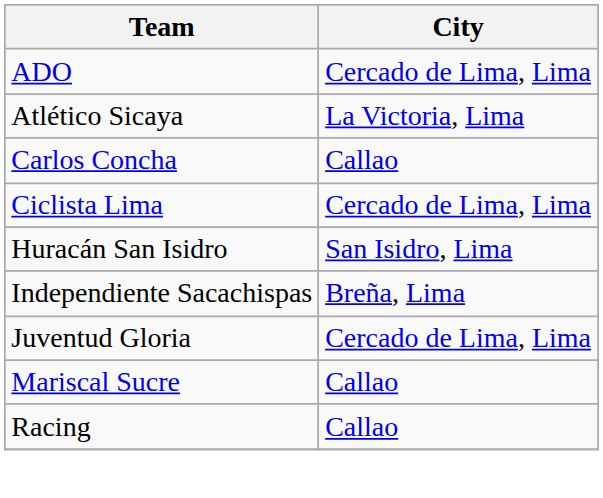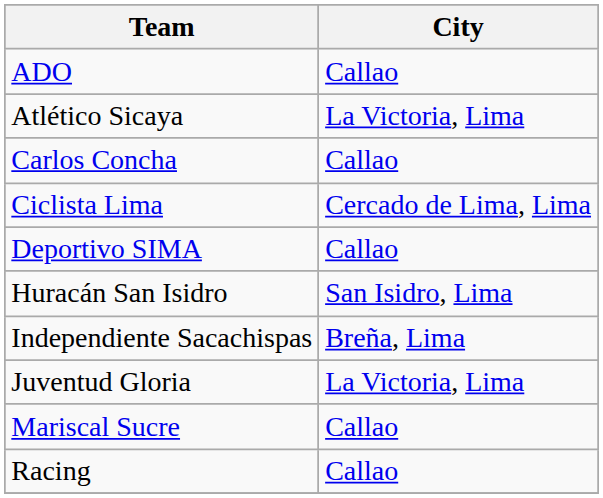(458, 71) Cercado de Lima, Lima -> (362, 71) Callao
+ row: (107, 248)
(458, 337) Cercado de Lima, Lima -> (425, 381) La Victoria, Lima
